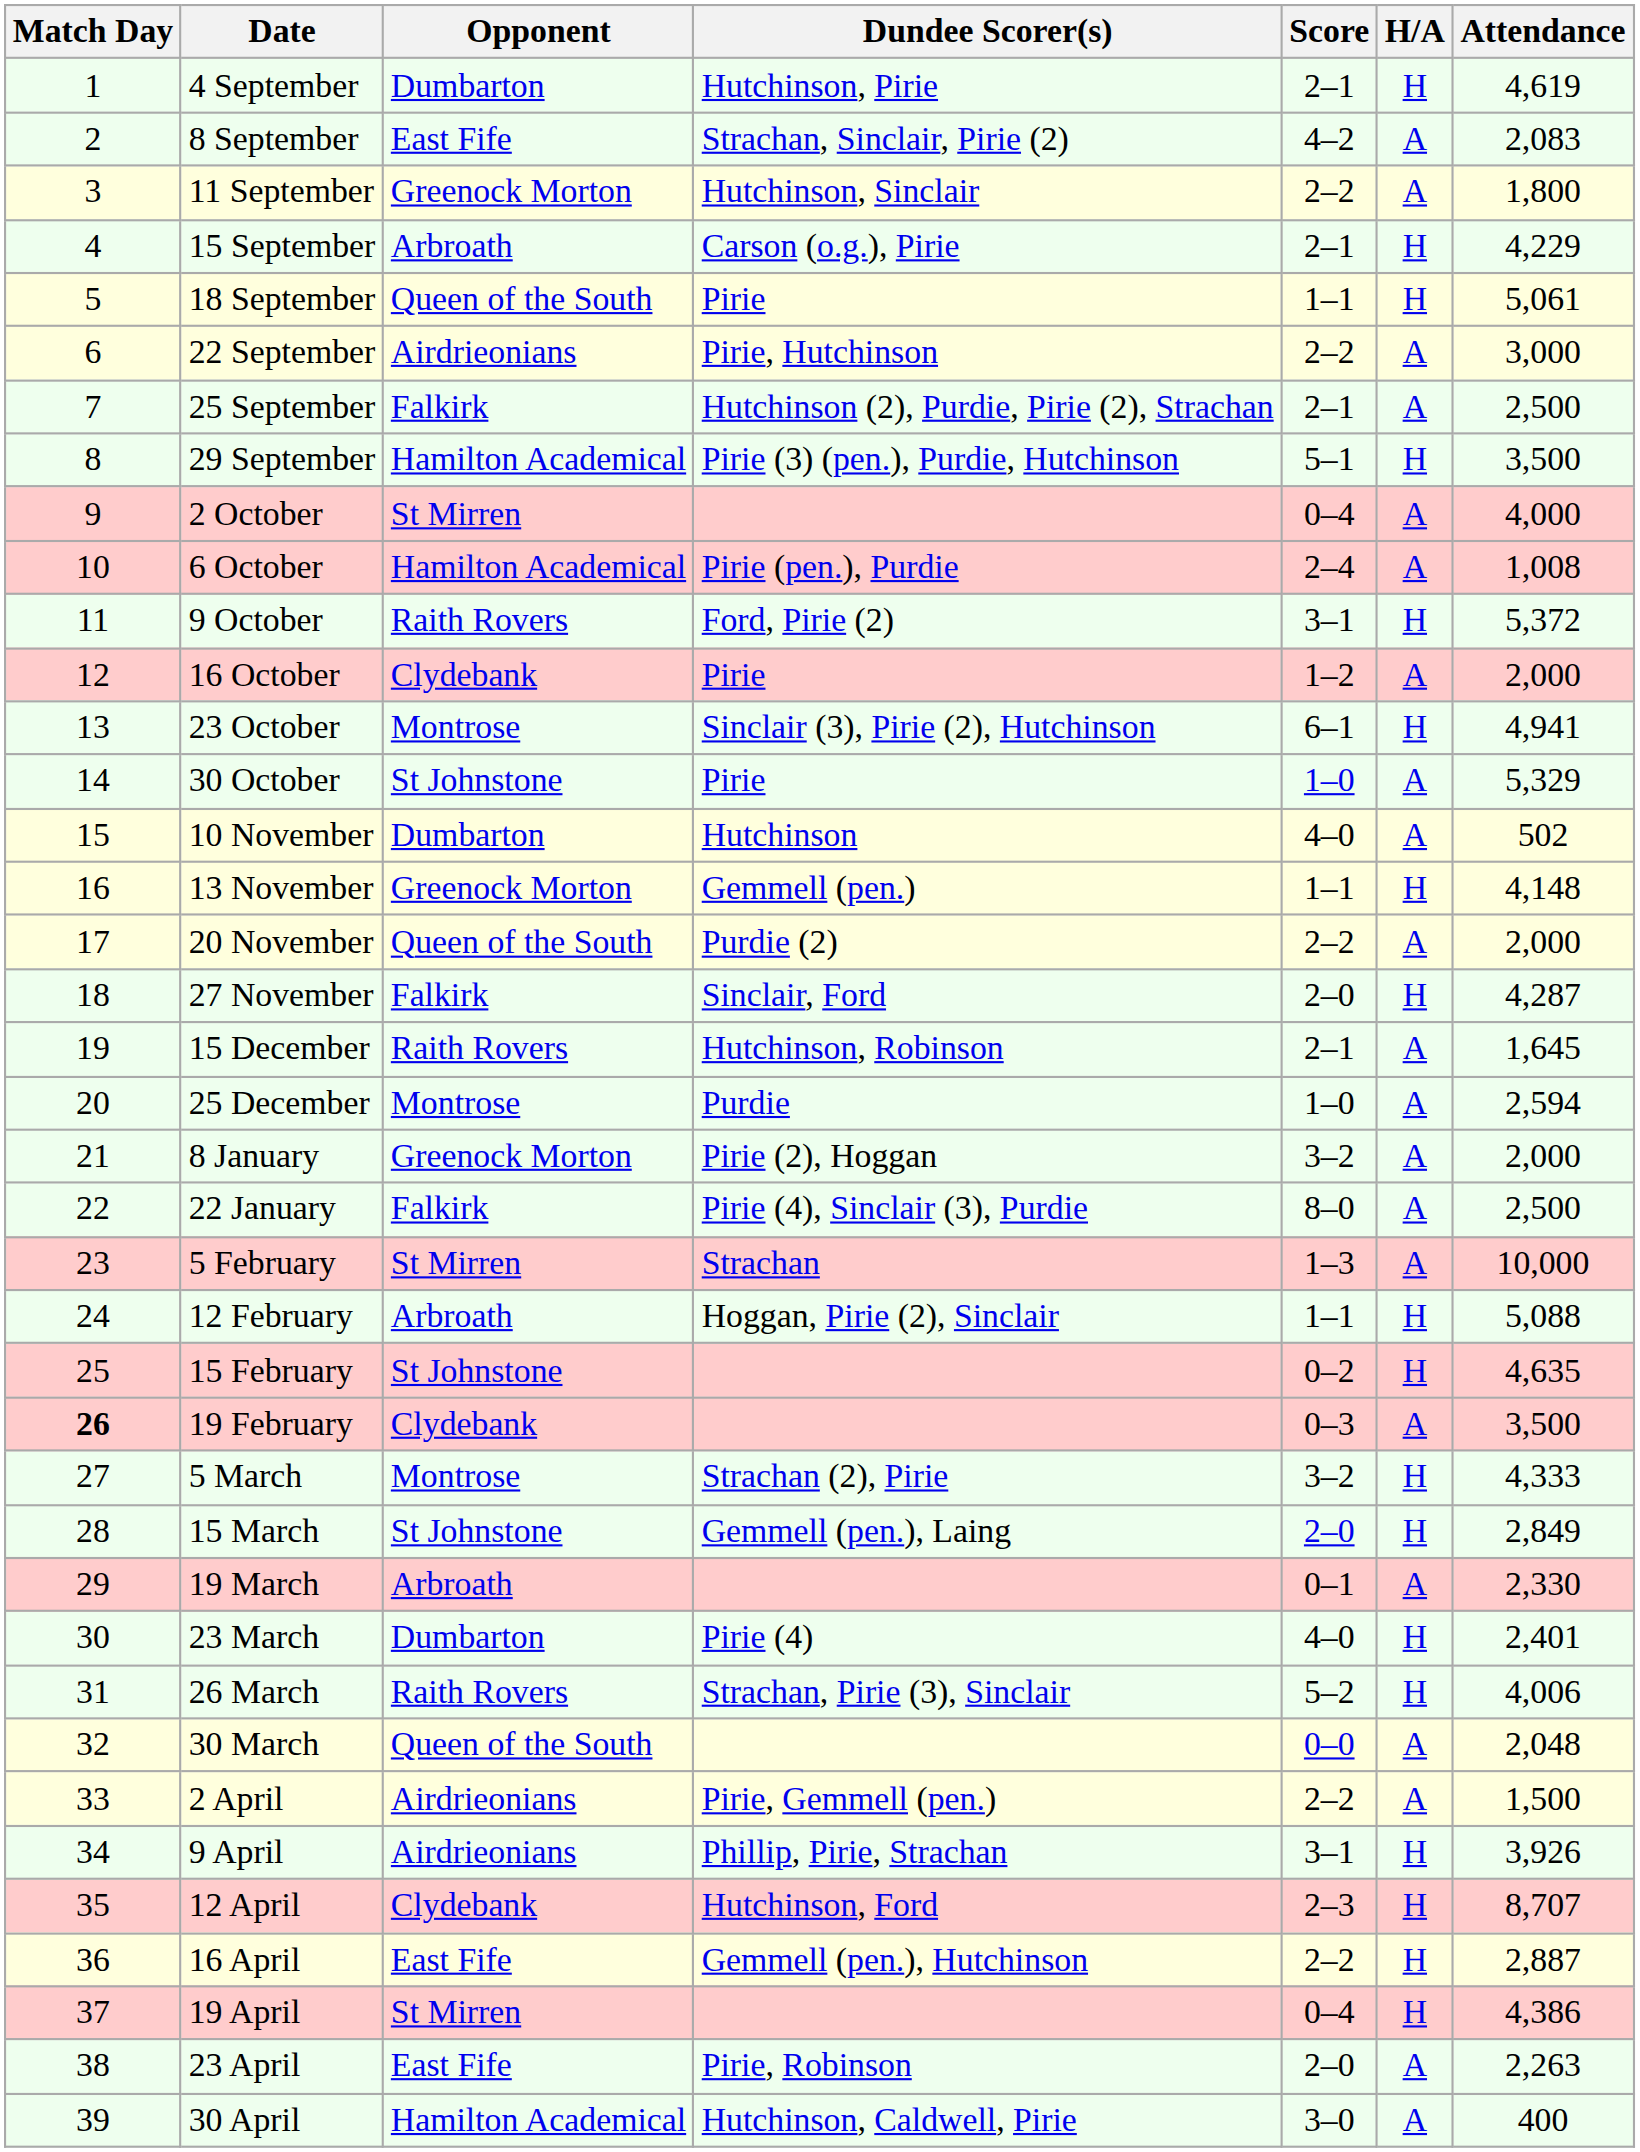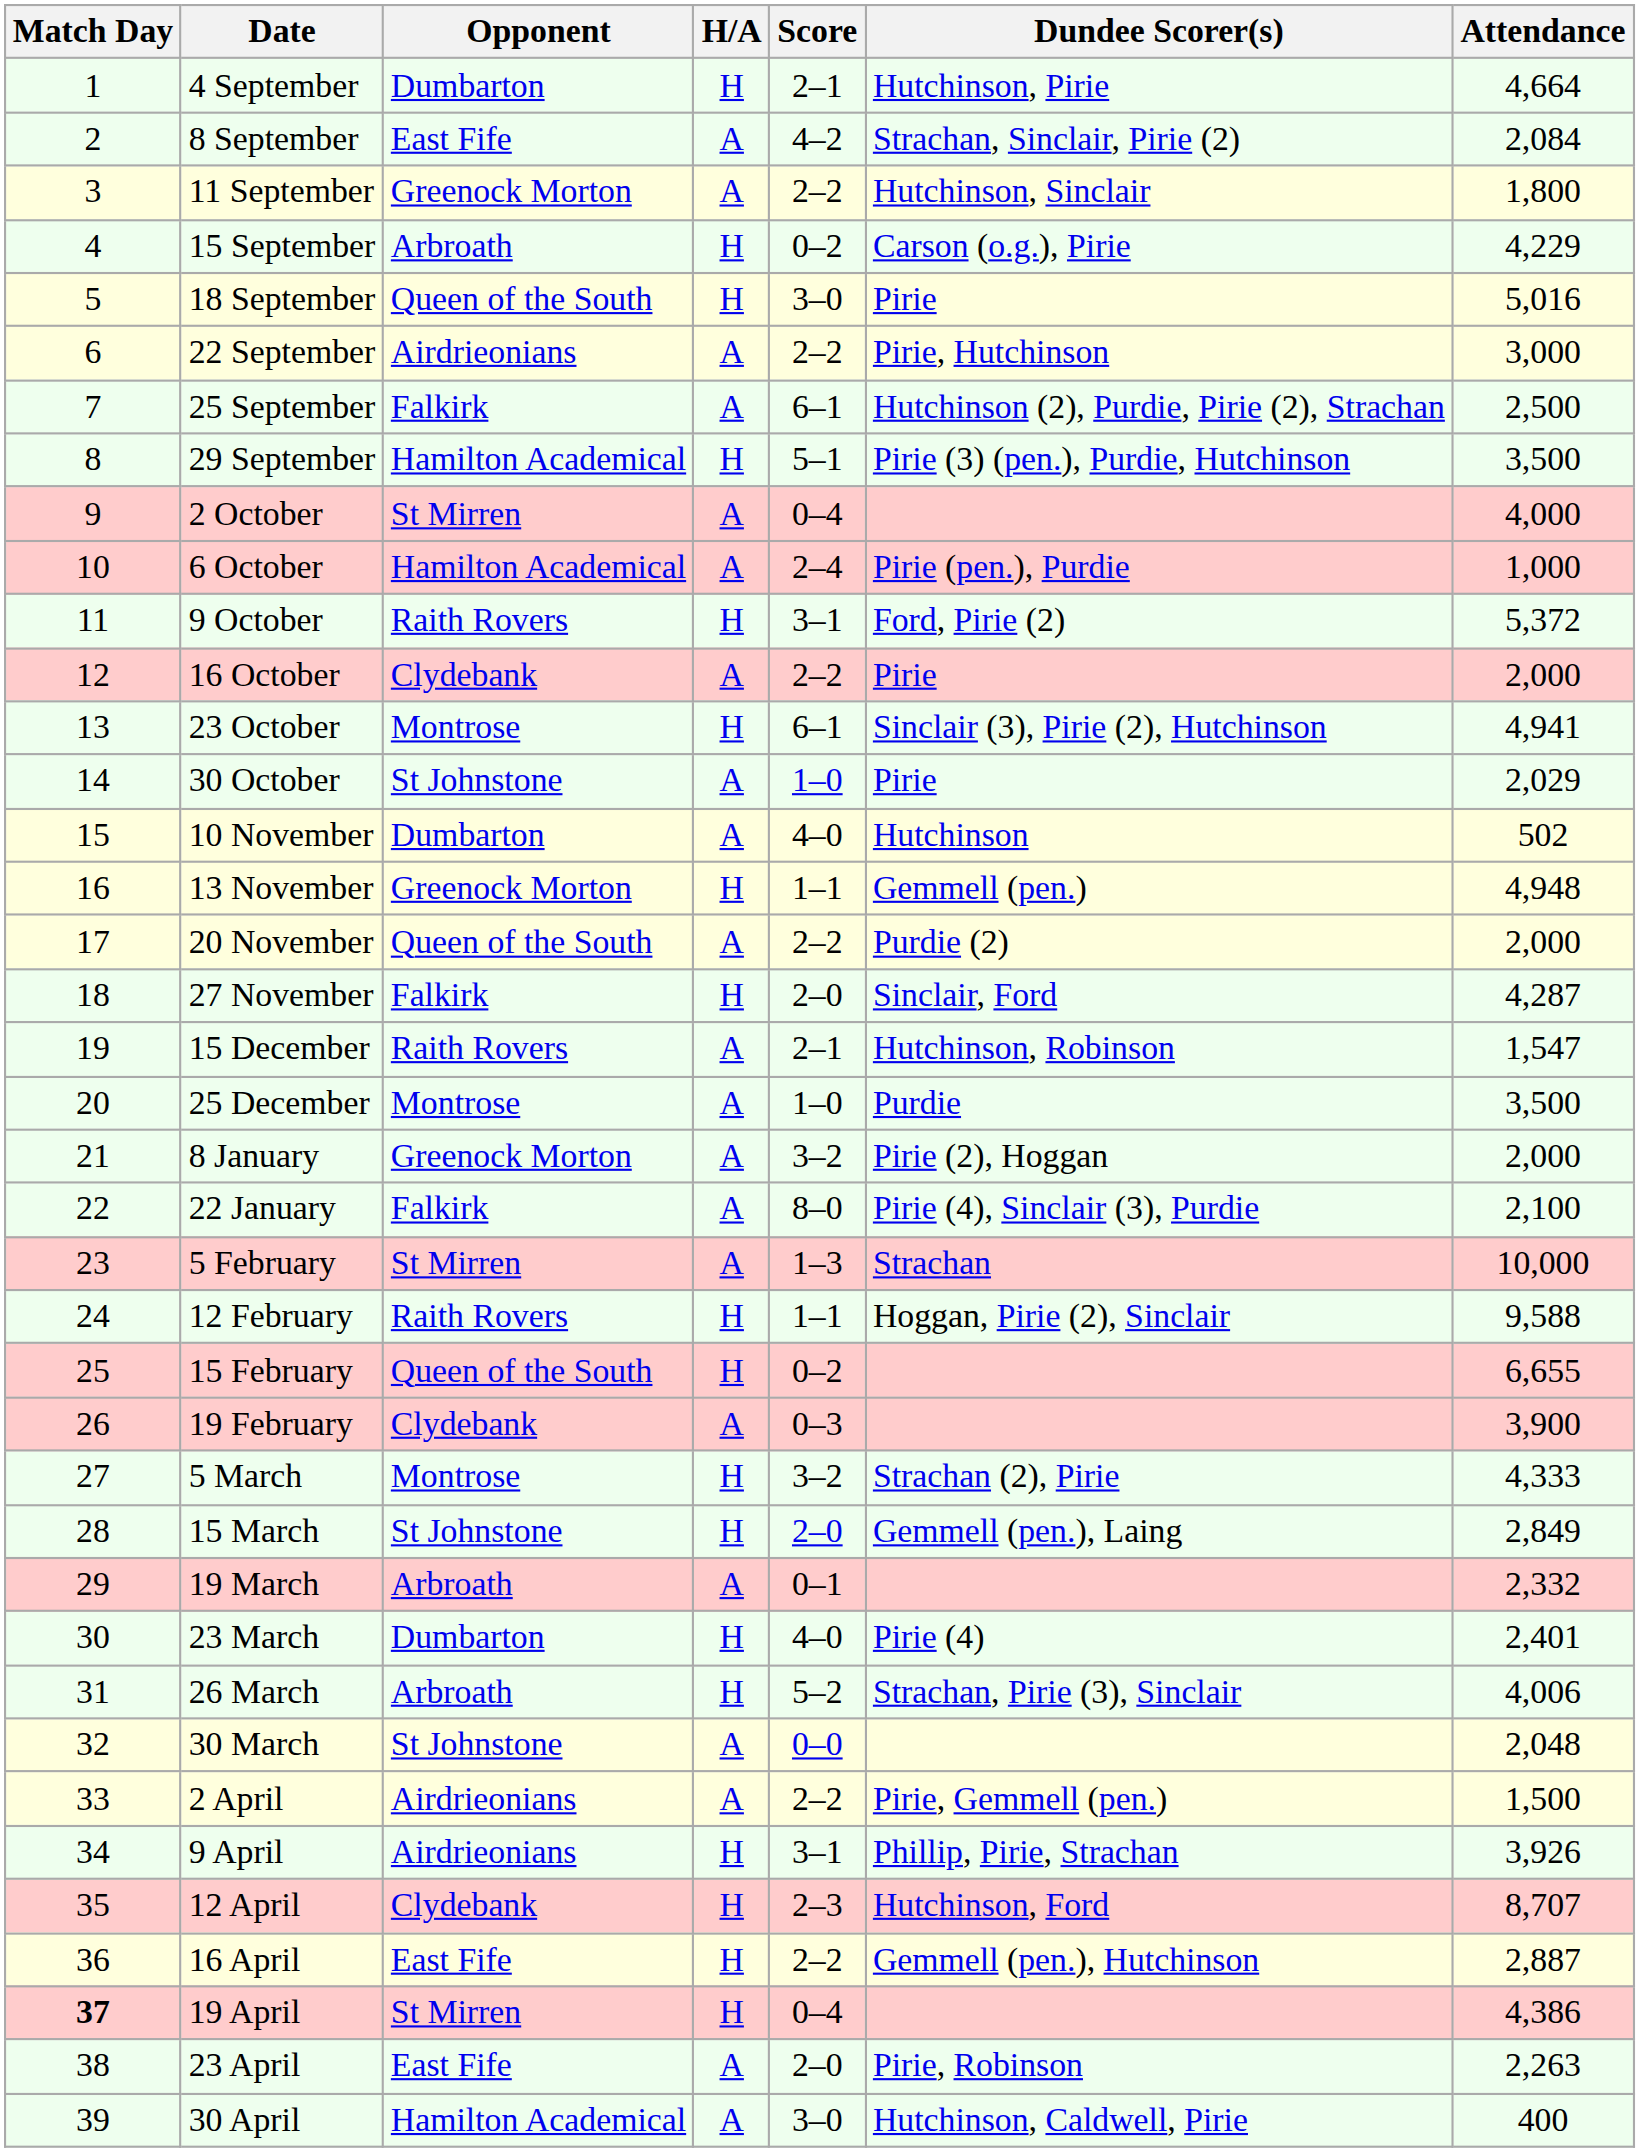columns swapped: (1415, 31) <-> (988, 31)
(1543, 84) 4,619 -> (1543, 84) 4,664
(1543, 138) 2,083 -> (1543, 138) 2,084
(1329, 245) 2–1 -> (817, 245) 0–2
(1329, 298) 1–1 -> (817, 298) 3–0
(1543, 298) 5,061 -> (1543, 298) 5,016
(1329, 406) 2–1 -> (817, 406) 6–1
(1543, 566) 1,008 -> (1543, 566) 1,000
(1329, 673) 1–2 -> (817, 673) 2–2
(1543, 780) 5,329 -> (1543, 780) 2,029
(1543, 887) 4,148 -> (1543, 887) 4,948
(1543, 1048) 1,645 -> (1543, 1048) 1,547
(1543, 1102) 2,594 -> (1543, 1102) 3,500
(1543, 1209) 2,500 -> (1543, 1209) 2,100
(452, 1316) Arbroath -> (479, 1316) Raith Rovers
(1543, 1316) 5,088 -> (1543, 1316) 9,588
(477, 1369) St Johnstone -> (522, 1369) Queen of the South
(1543, 1369) 4,635 -> (1543, 1369) 6,655
(93, 1423) bold -> (93, 1423) normal
(1543, 1423) 3,500 -> (1543, 1423) 3,900
(1543, 1583) 2,330 -> (1543, 1583) 2,332
(479, 1691) Raith Rovers -> (452, 1691) Arbroath
(522, 1744) Queen of the South -> (477, 1744) St Johnstone
(93, 2012) normal -> (93, 2012) bold
